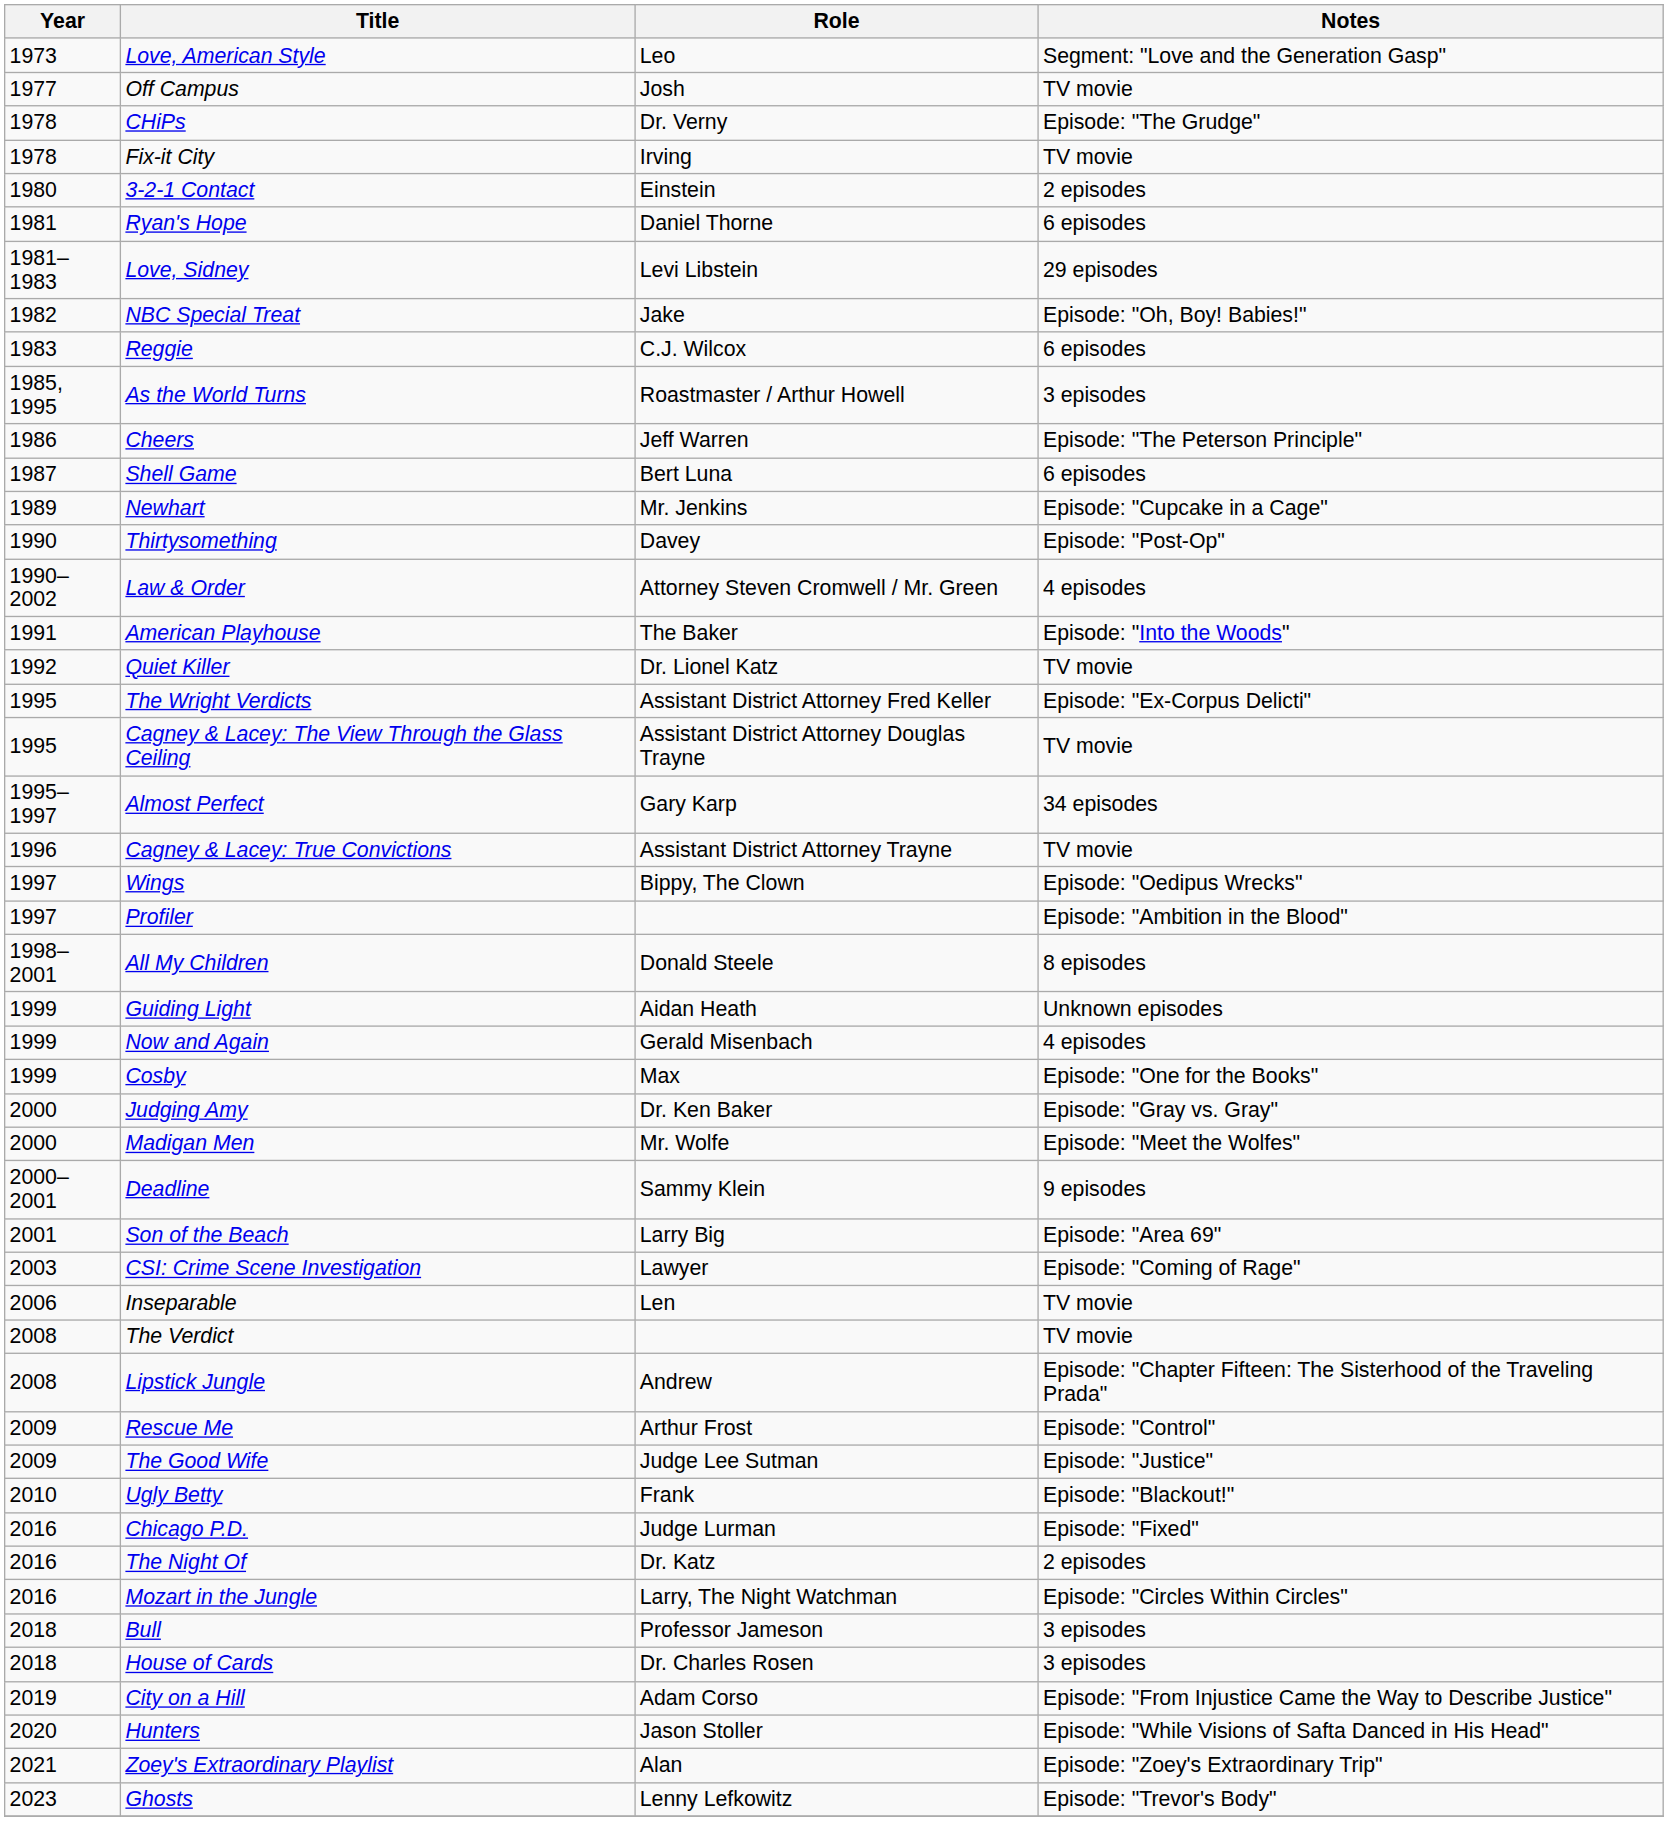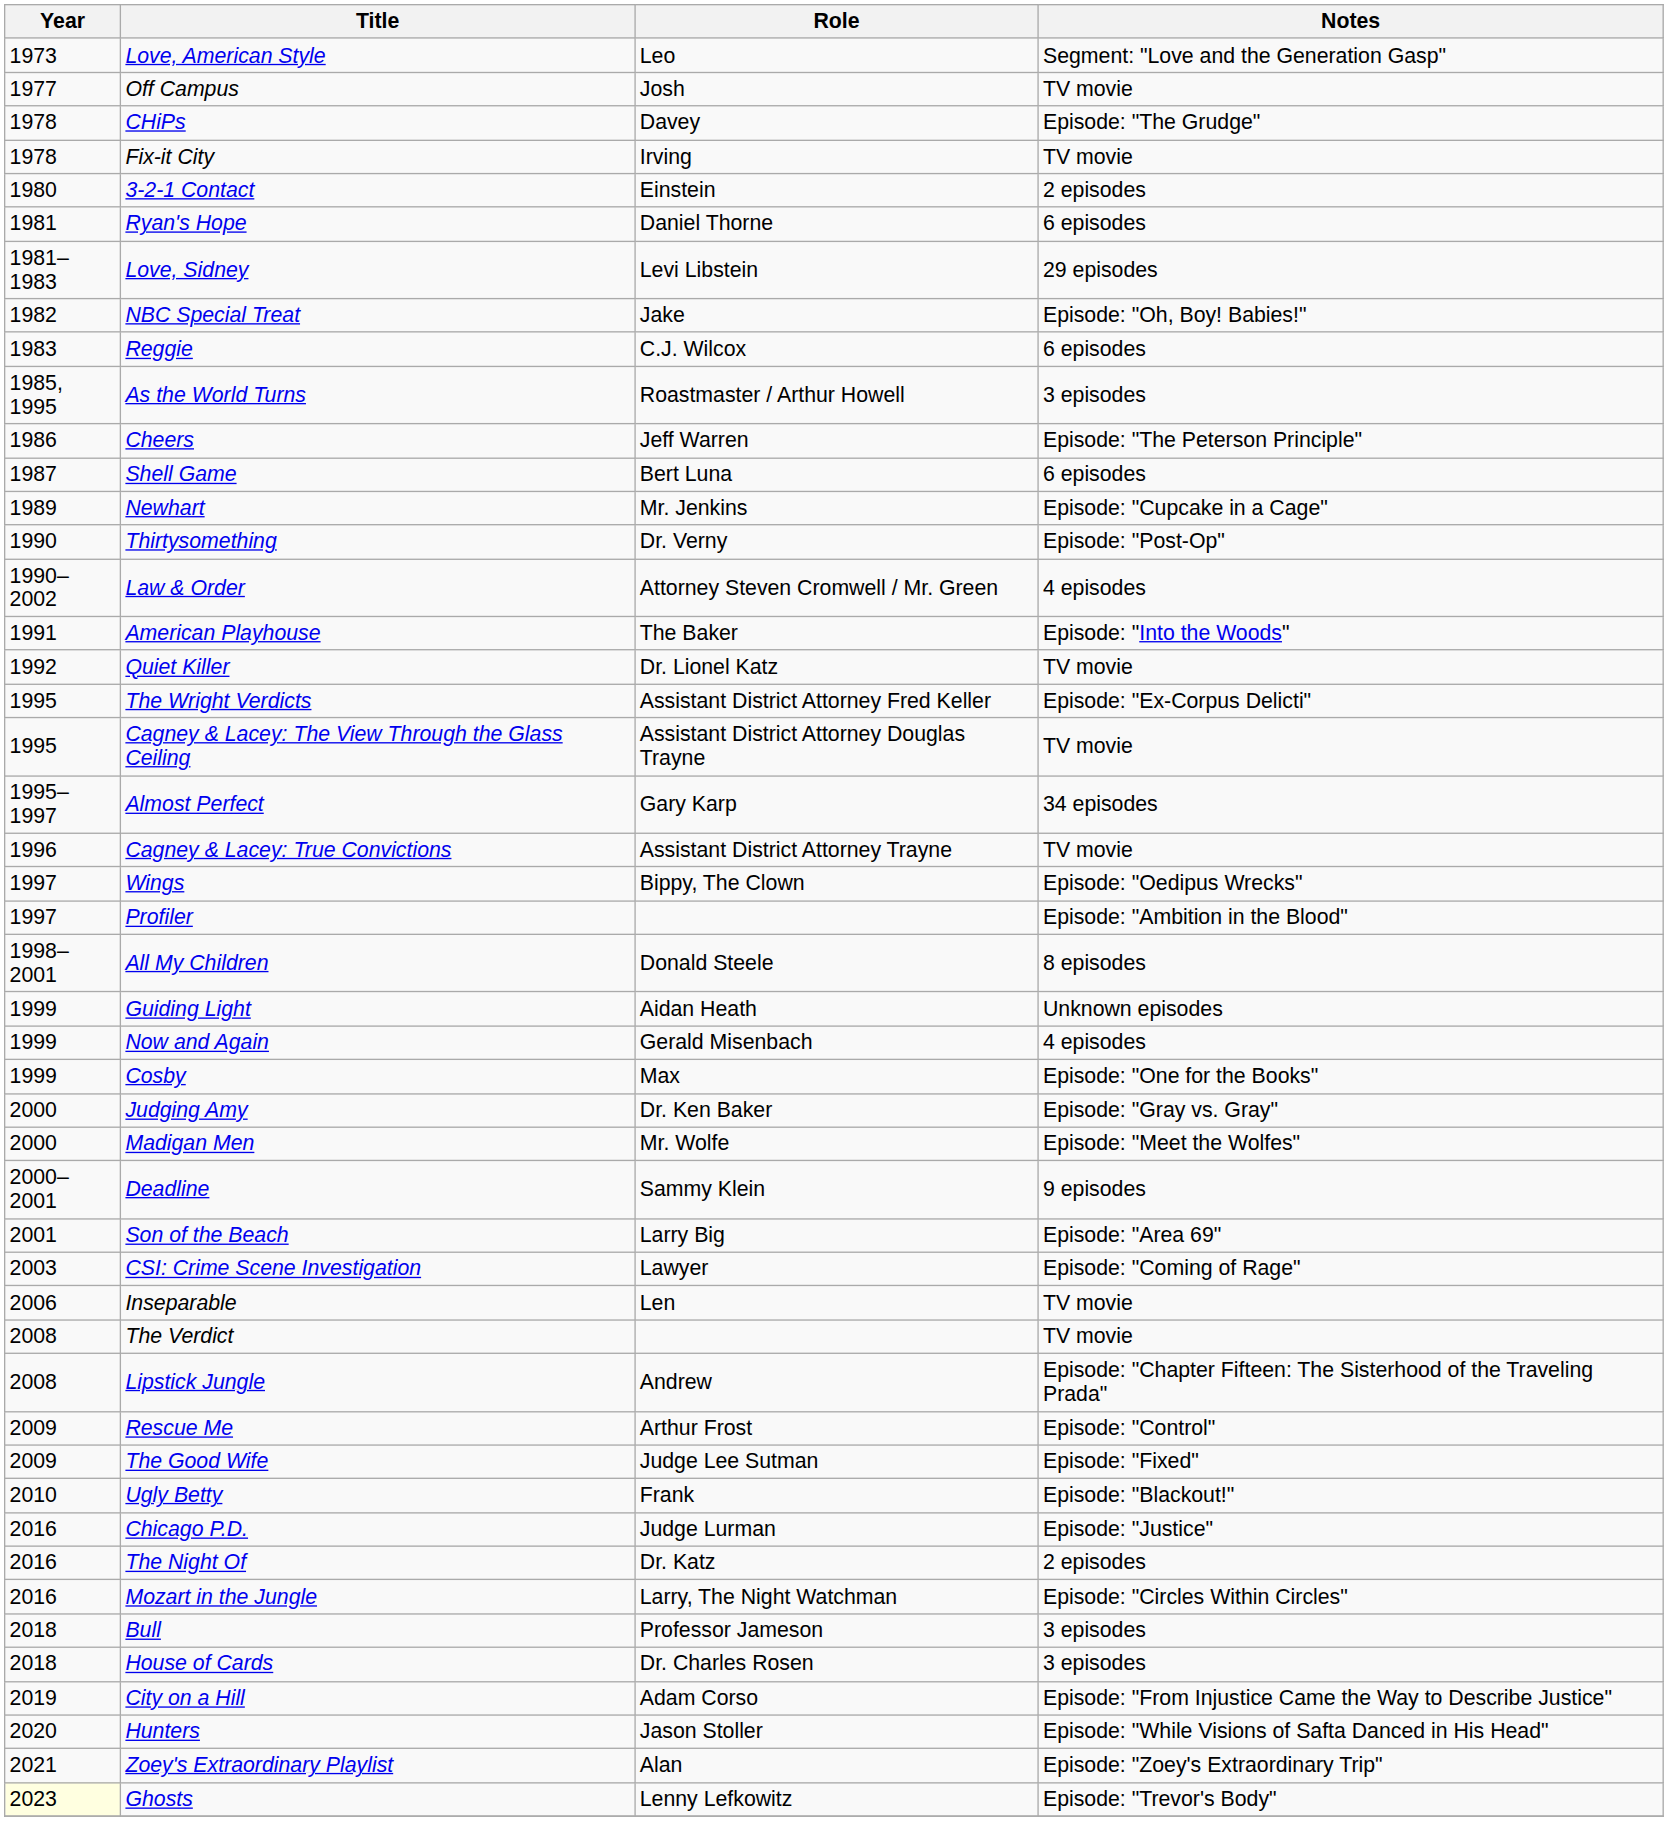(684, 122) Dr. Verny -> (670, 122) Davey
(670, 541) Davey -> (684, 541) Dr. Verny
(1128, 1461) Episode: "Justice" -> (1121, 1461) Episode: "Fixed"
(1121, 1529) Episode: "Fixed" -> (1128, 1529) Episode: "Justice"
(33, 1799) no background -> (33, 1799) lightyellow background
